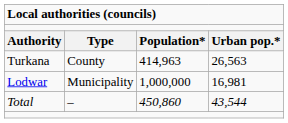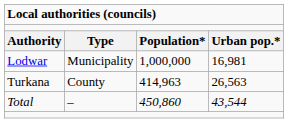rows swapped: (27, 81) <-> (28, 61)
